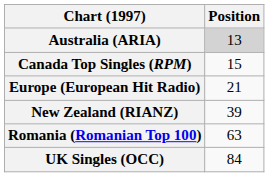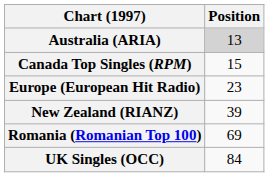(234, 87) 21 -> (234, 87) 23
(234, 135) 63 -> (234, 135) 69
